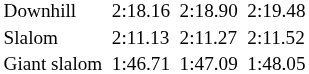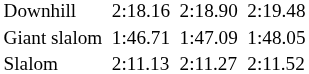rows swapped: (53, 64) <-> (31, 37)
